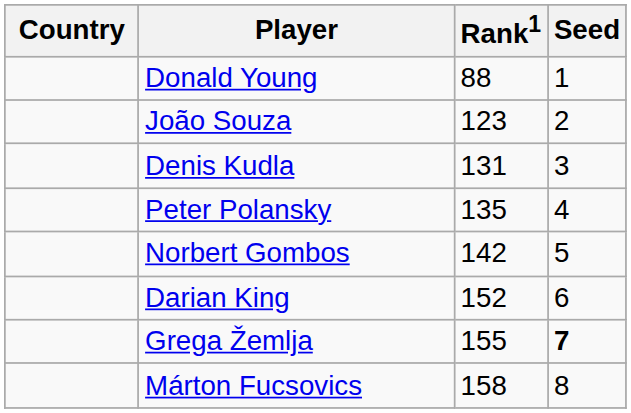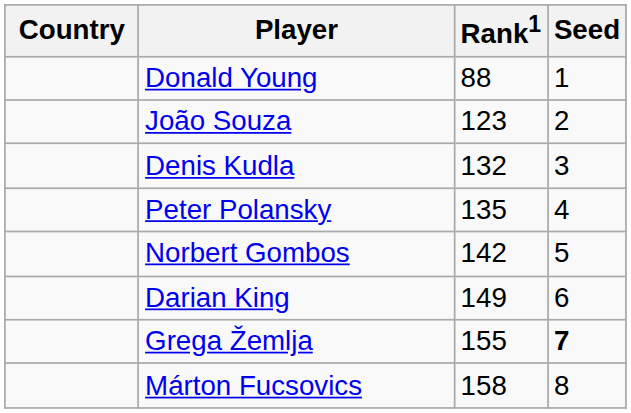(484, 165) 131 -> (484, 165) 132
(484, 297) 152 -> (484, 297) 149
